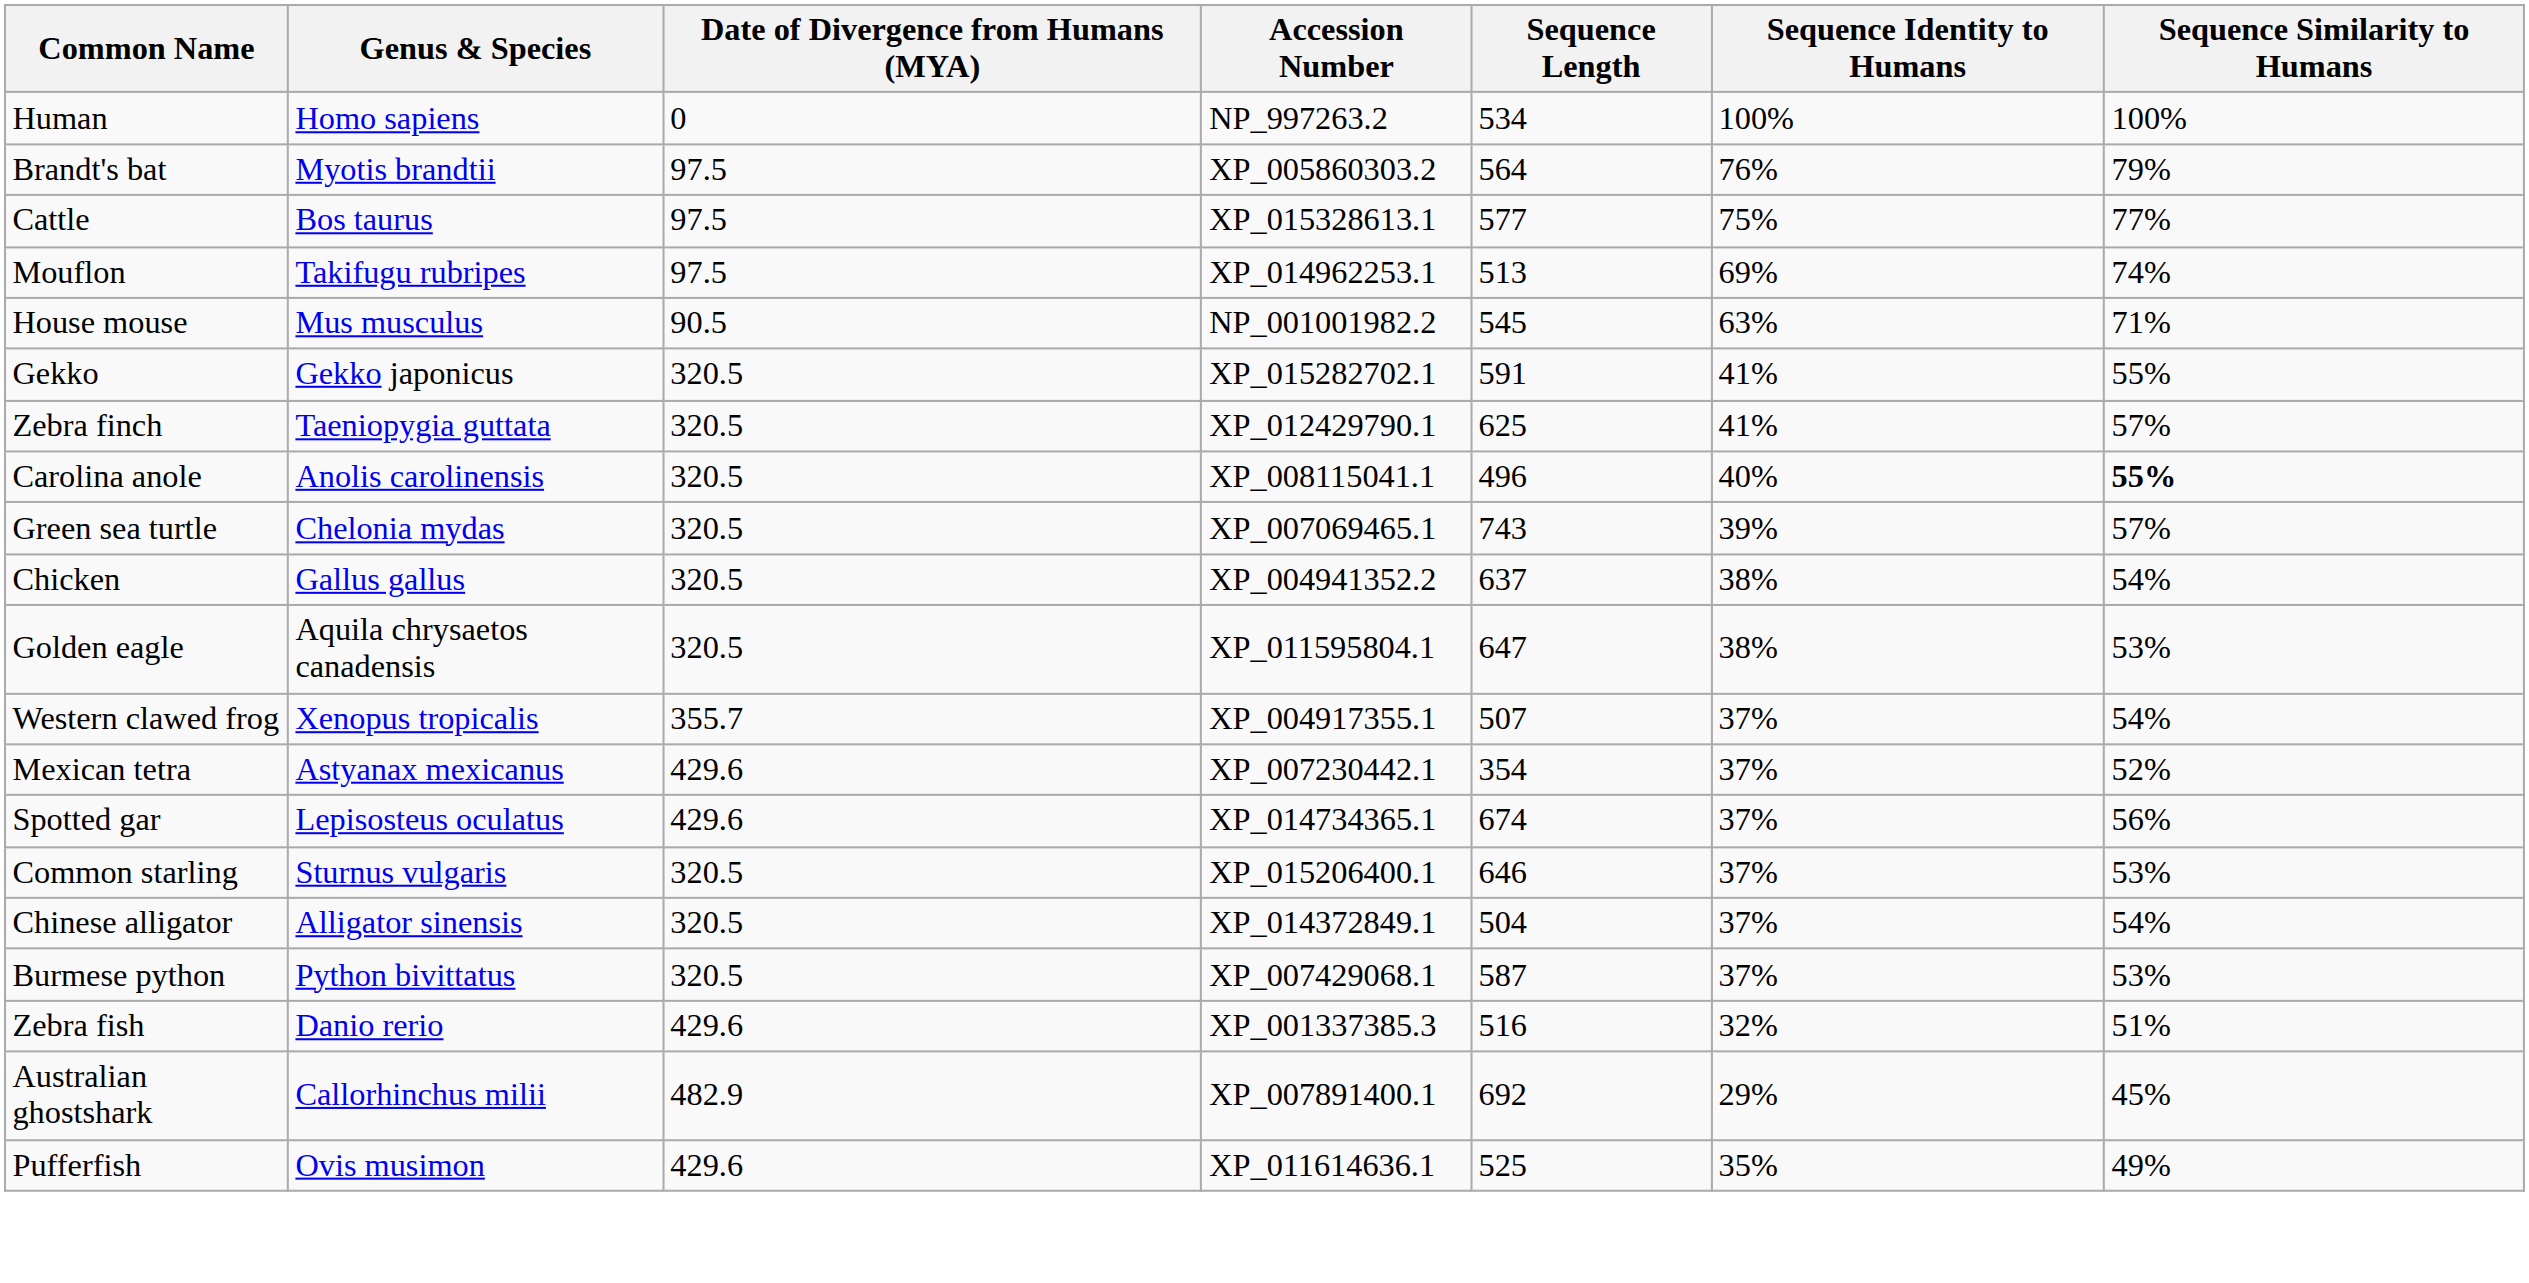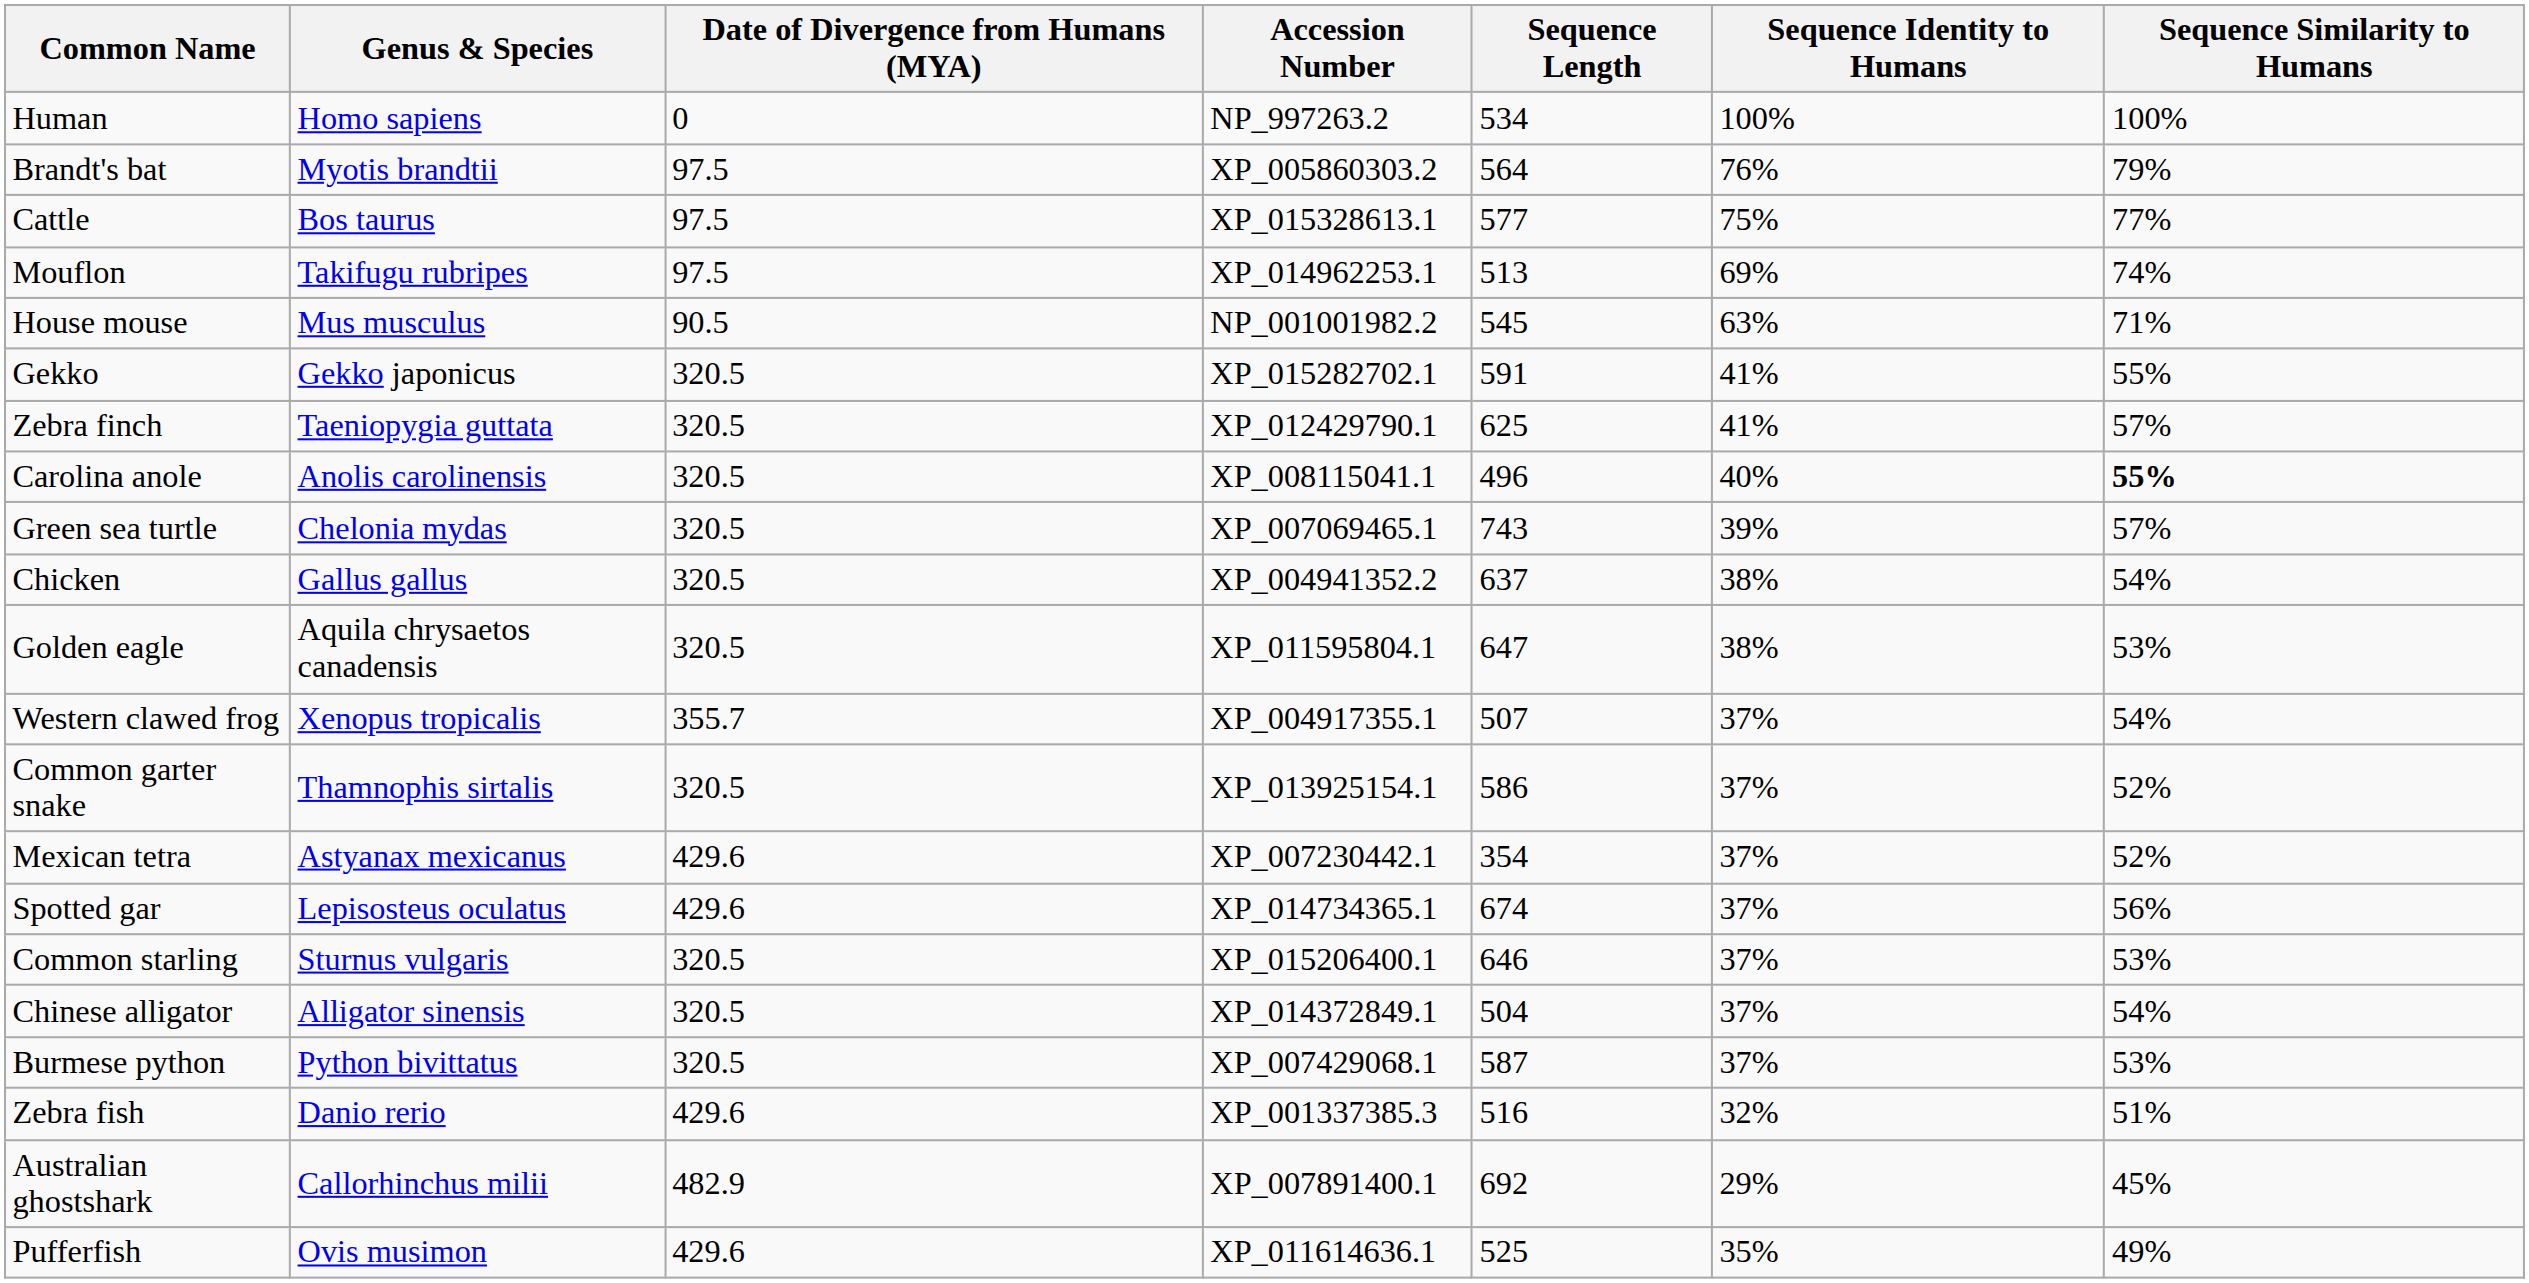+ row: (114, 787)
